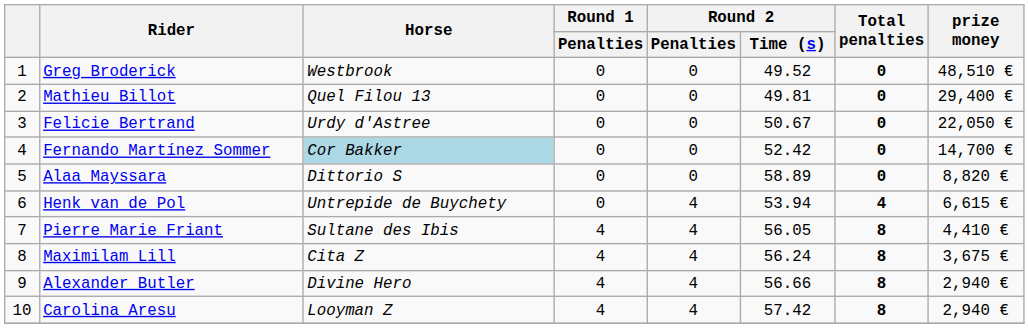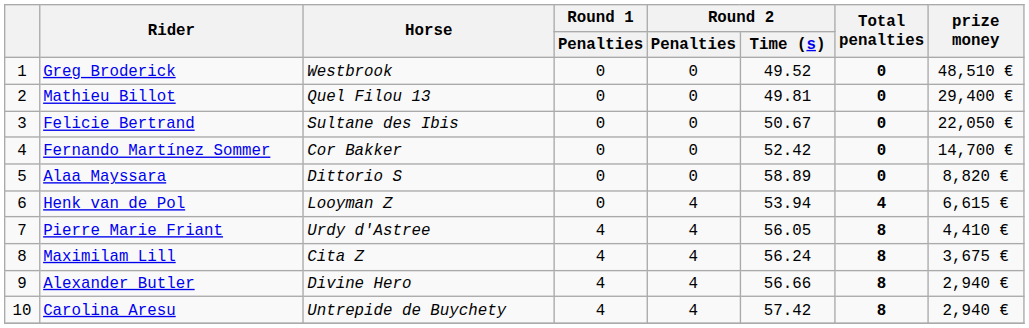(369, 124) Urdy d'Astree -> (383, 124) Sultane des Ibis
(355, 150) lightblue background -> (355, 150) no background
(407, 203) Untrepide de Buychety -> (350, 203) Looyman Z
(383, 230) Sultane des Ibis -> (369, 230) Urdy d'Astree
(350, 310) Looyman Z -> (407, 310) Untrepide de Buychety
